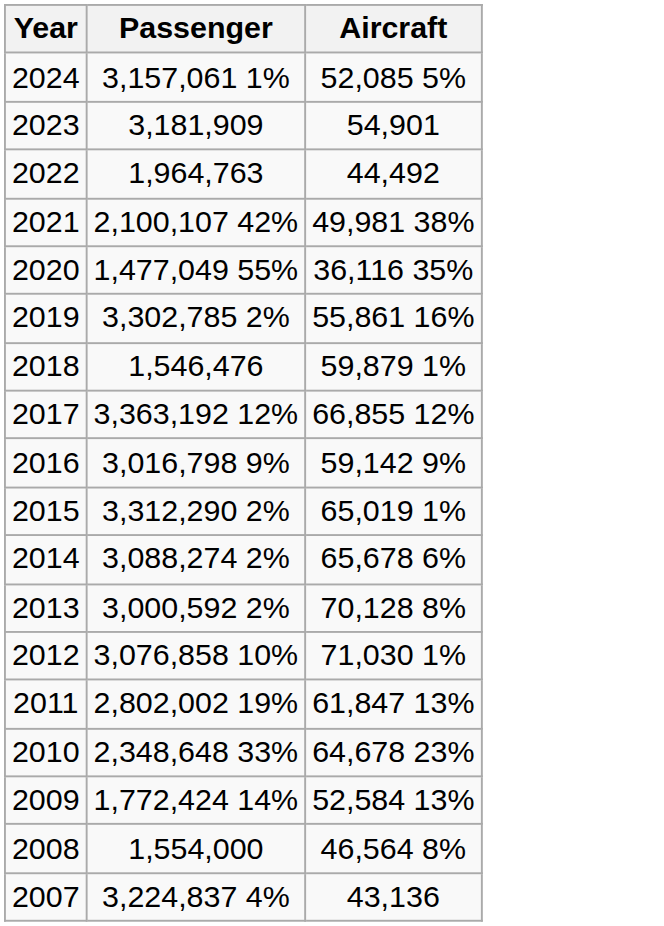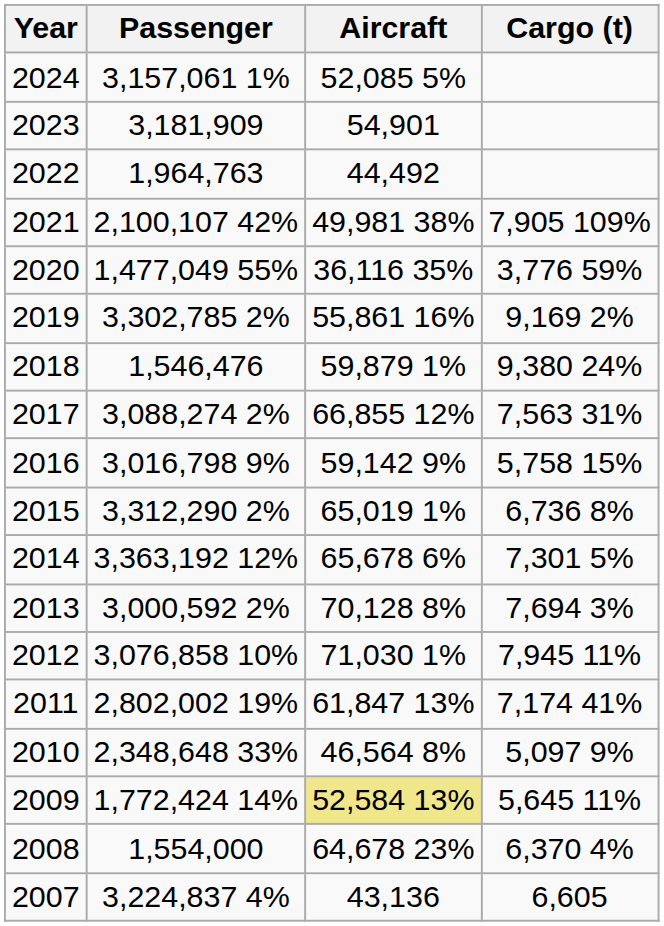+ column: (570, 28)
(196, 414) 3,363,192 12% -> (196, 414) 3,088,274 2%
(196, 558) 3,088,274 2% -> (196, 558) 3,363,192 12%
(393, 751) 64,678 23% -> (393, 751) 46,564 8%
(393, 800) no background -> (393, 800) khaki background
(393, 848) 46,564 8% -> (393, 848) 64,678 23%
